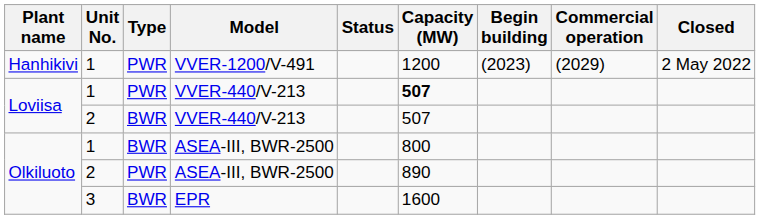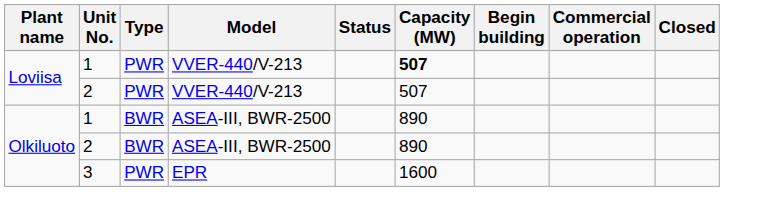- row: (91, 64)
(147, 118) BWR -> (144, 91) PWR
(416, 145) 800 -> (413, 118) 890
(147, 173) PWR -> (144, 145) BWR
(147, 200) BWR -> (144, 173) PWR
